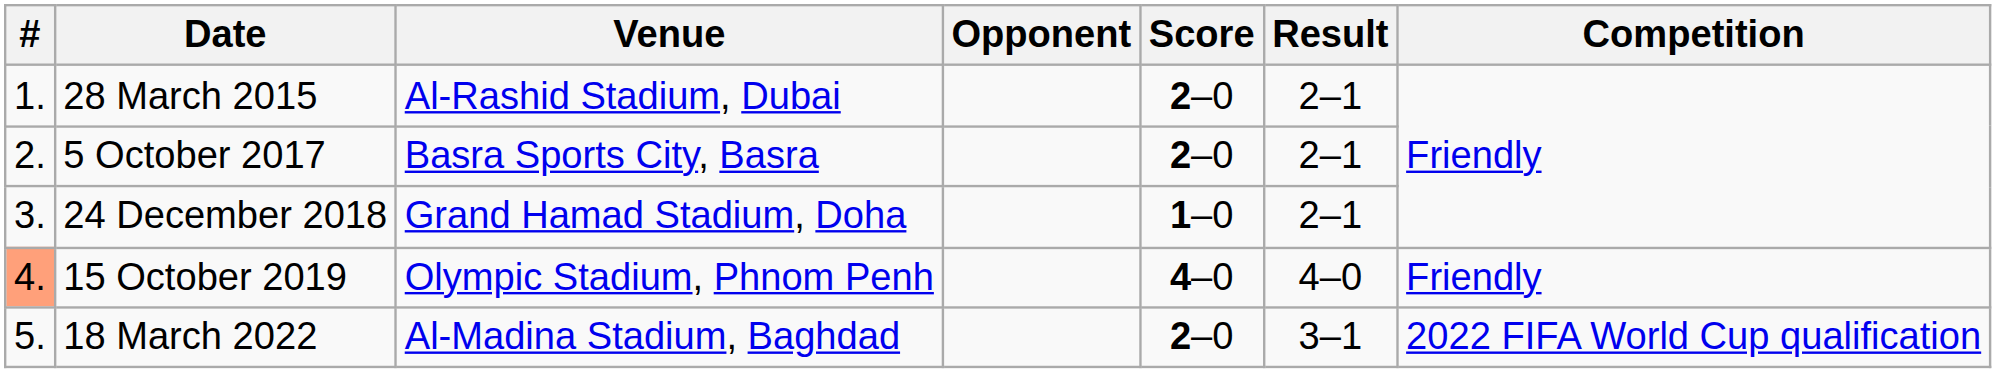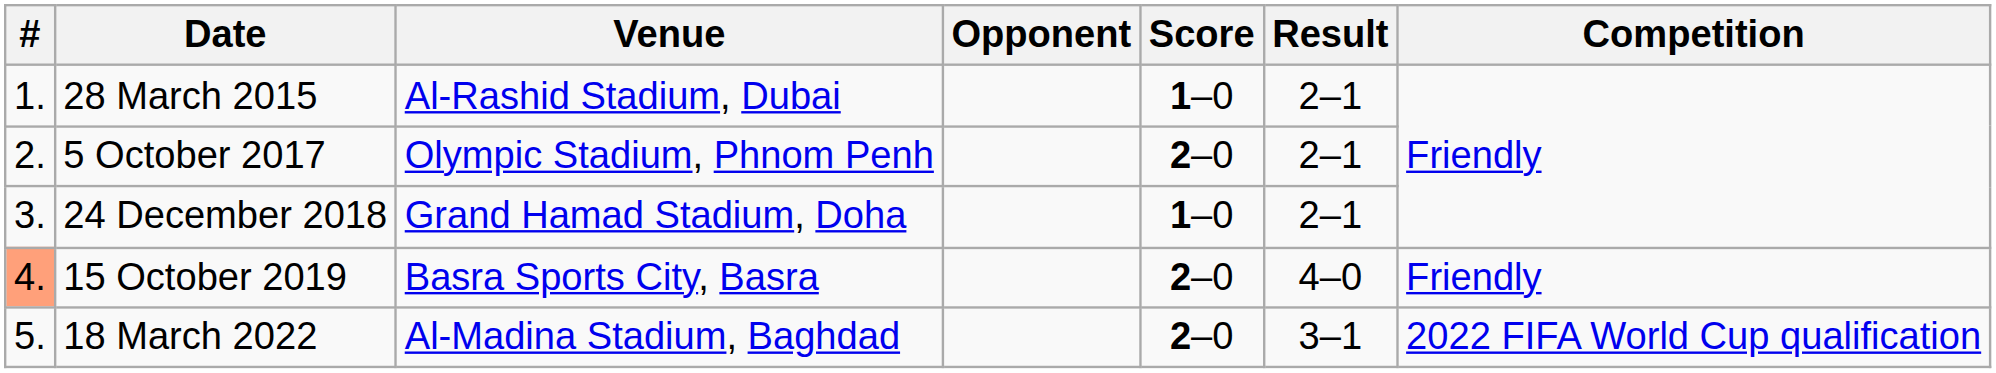(1202, 95) 2–0 -> (1202, 95) 1–0
(612, 155) Basra Sports City, Basra -> (669, 155) Olympic Stadium, Phnom Penh
(669, 276) Olympic Stadium, Phnom Penh -> (612, 276) Basra Sports City, Basra
(1202, 276) 4–0 -> (1202, 276) 2–0
